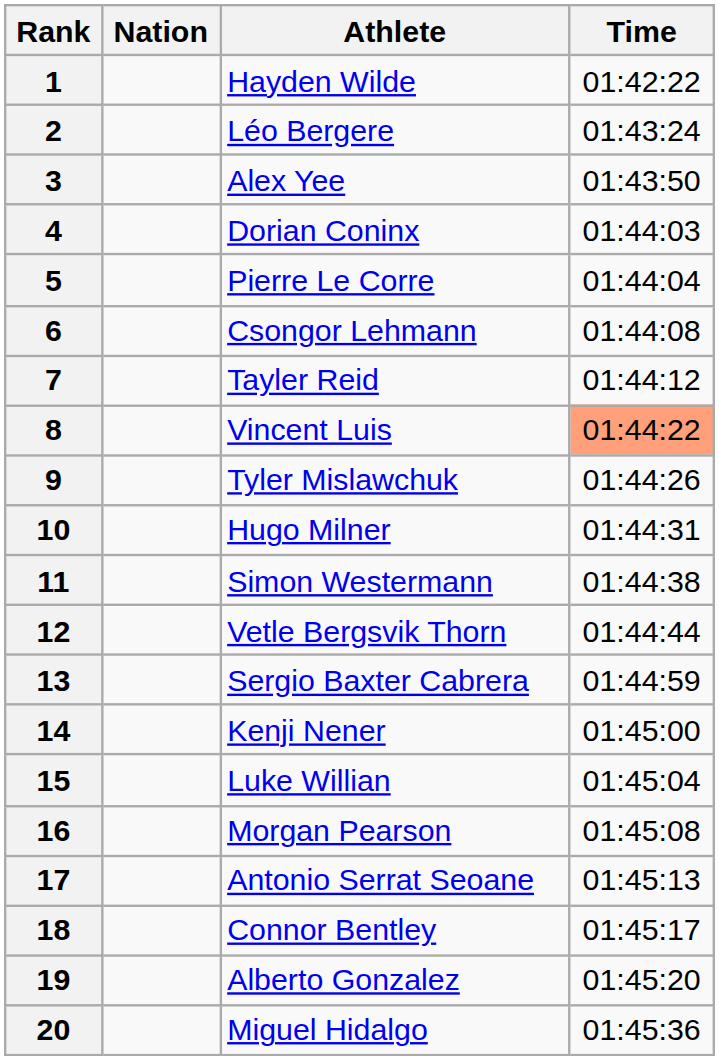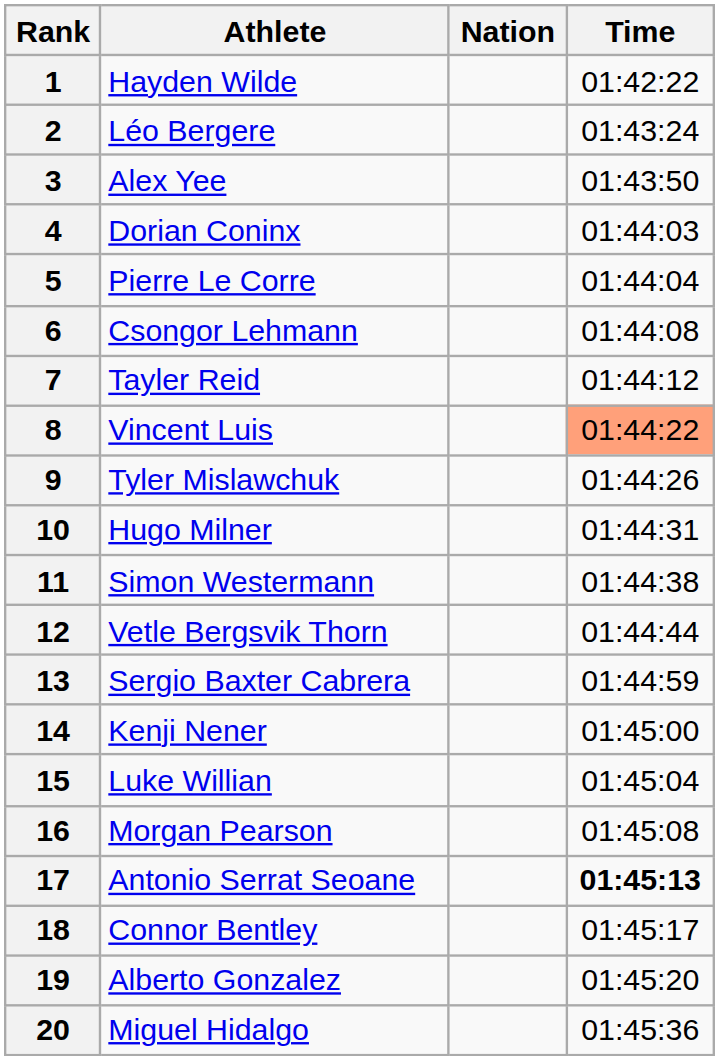columns swapped: (395, 30) <-> (161, 30)
(642, 880) normal -> (640, 880) bold
